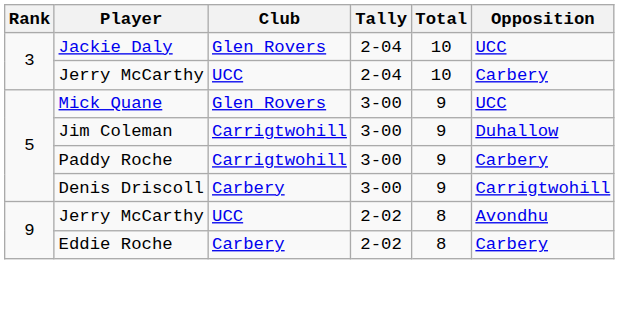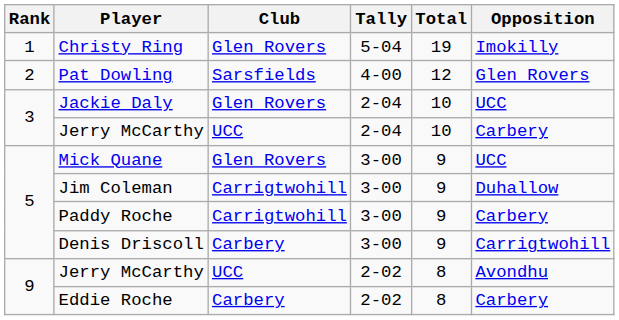+ row: (30, 47)
+ row: (30, 75)
